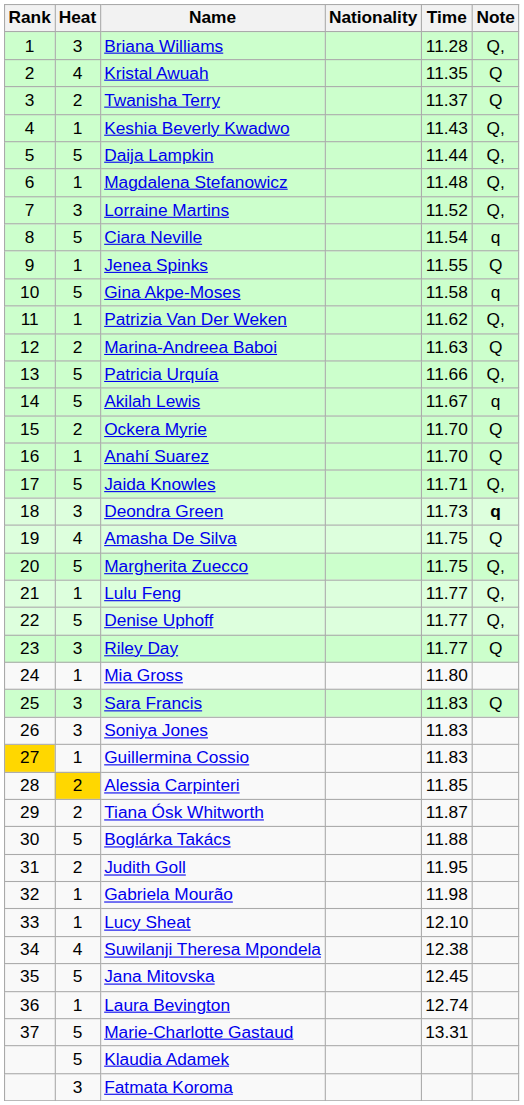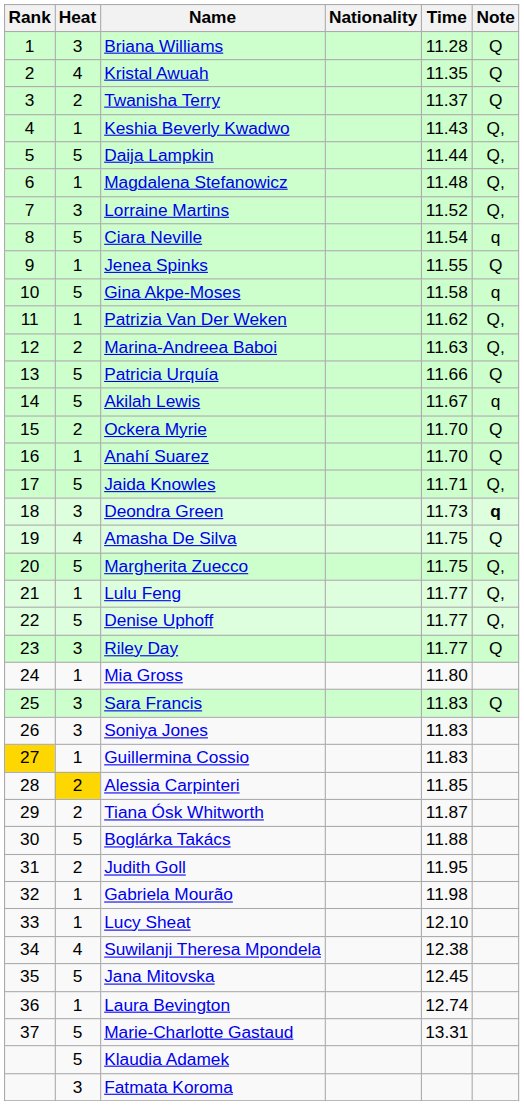(496, 45) Q, -> (496, 45) Q
(496, 347) Q -> (496, 347) Q,
(496, 374) Q, -> (496, 374) Q
